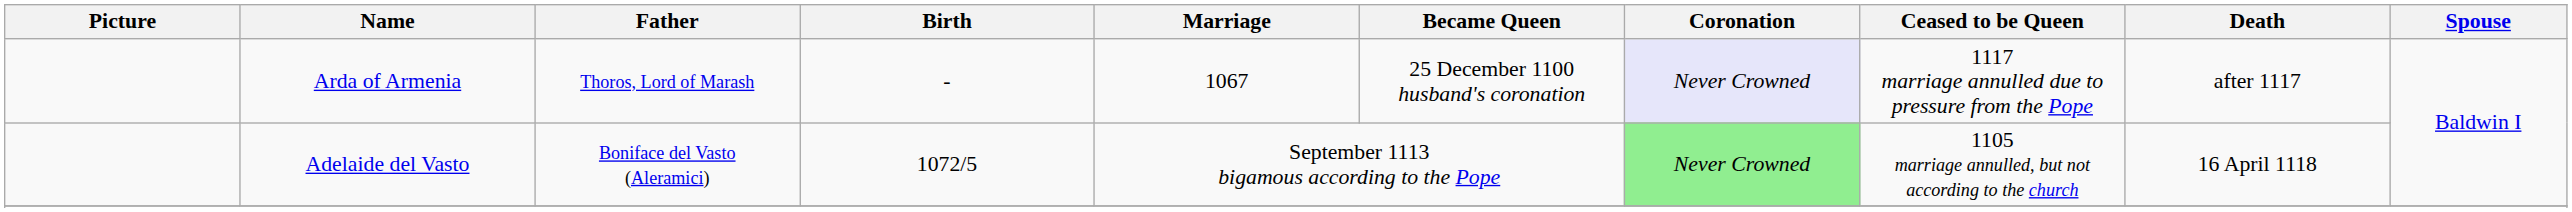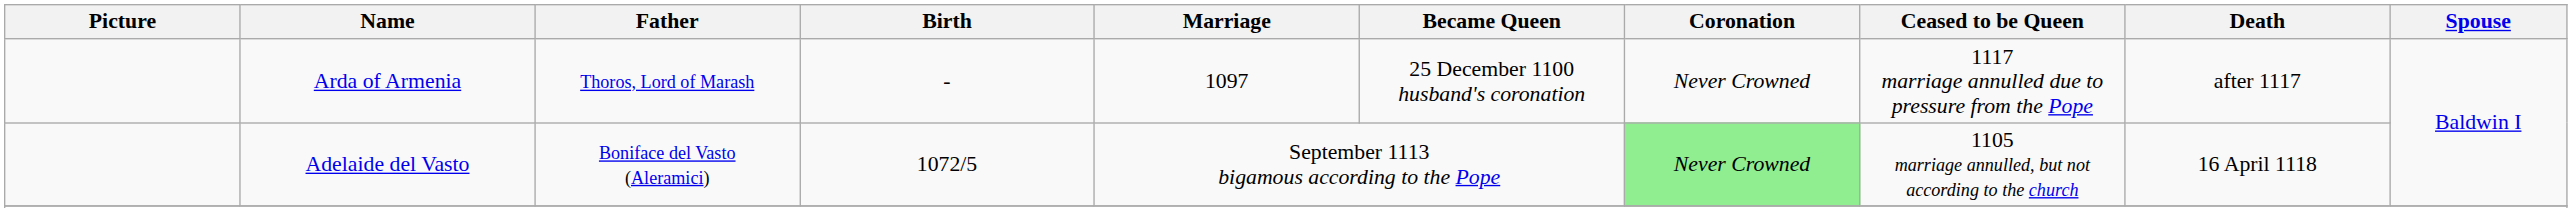(1227, 80) 1067 -> (1227, 80) 1097
(1742, 80) lavender background -> (1742, 80) no background
